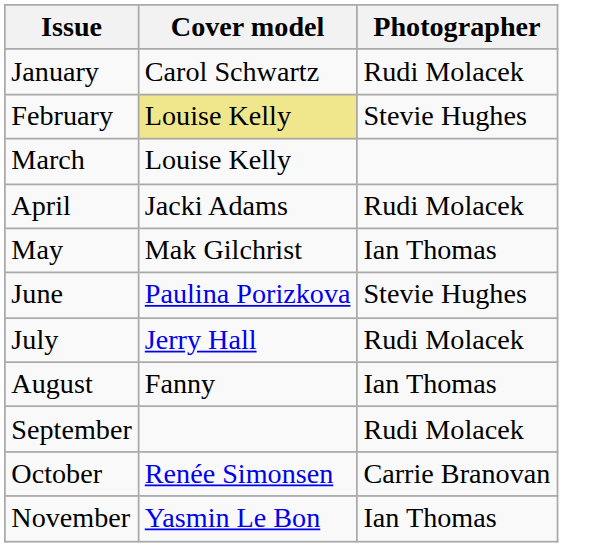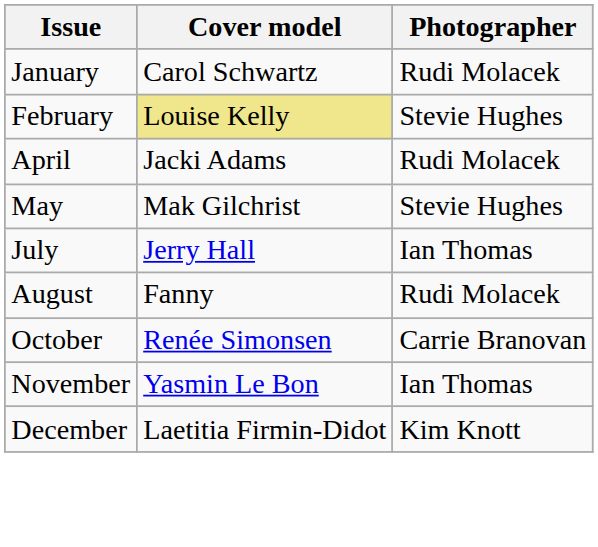- row: (48, 160)
(430, 250) Ian Thomas -> (481, 205) Stevie Hughes
- row: (37, 294)
(444, 339) Rudi Molacek -> (466, 250) Ian Thomas
(430, 384) Ian Thomas -> (480, 294) Rudi Molacek
- row: (72, 428)
+ row: (69, 428)
